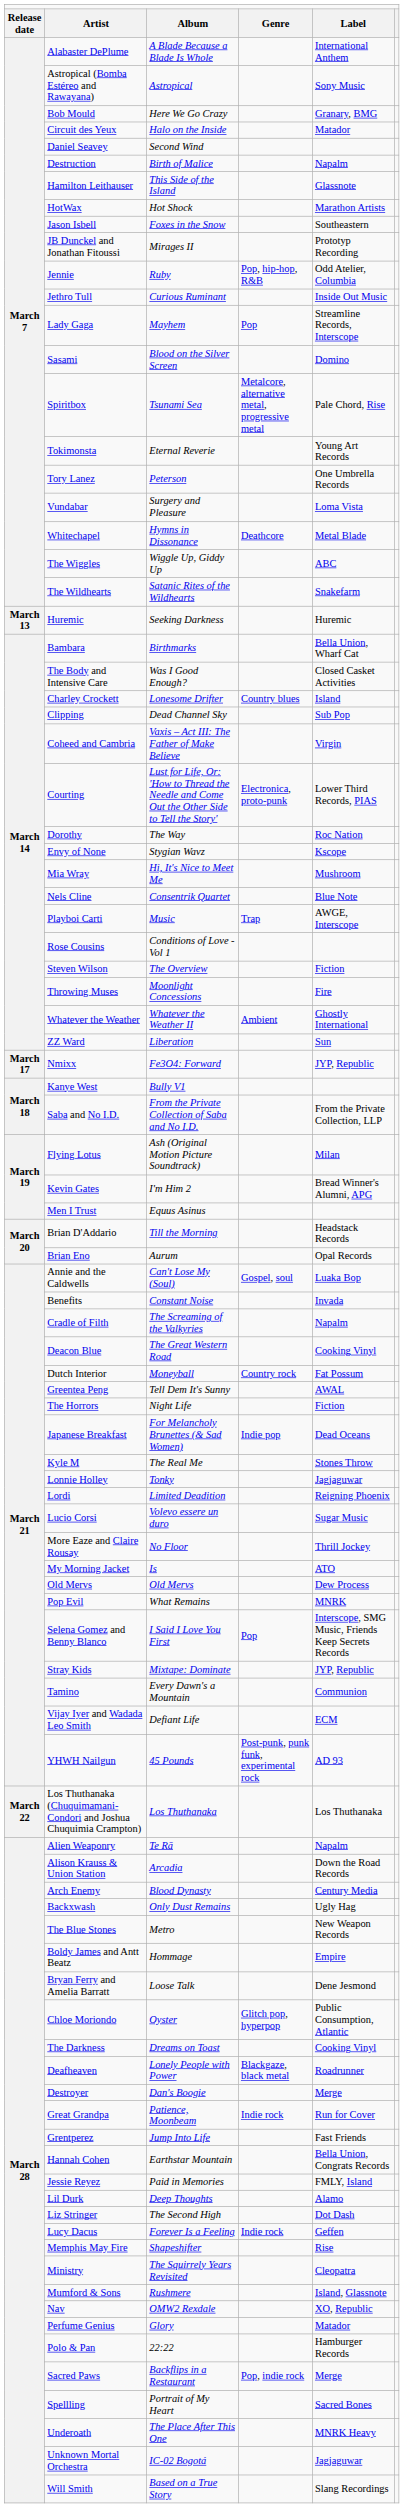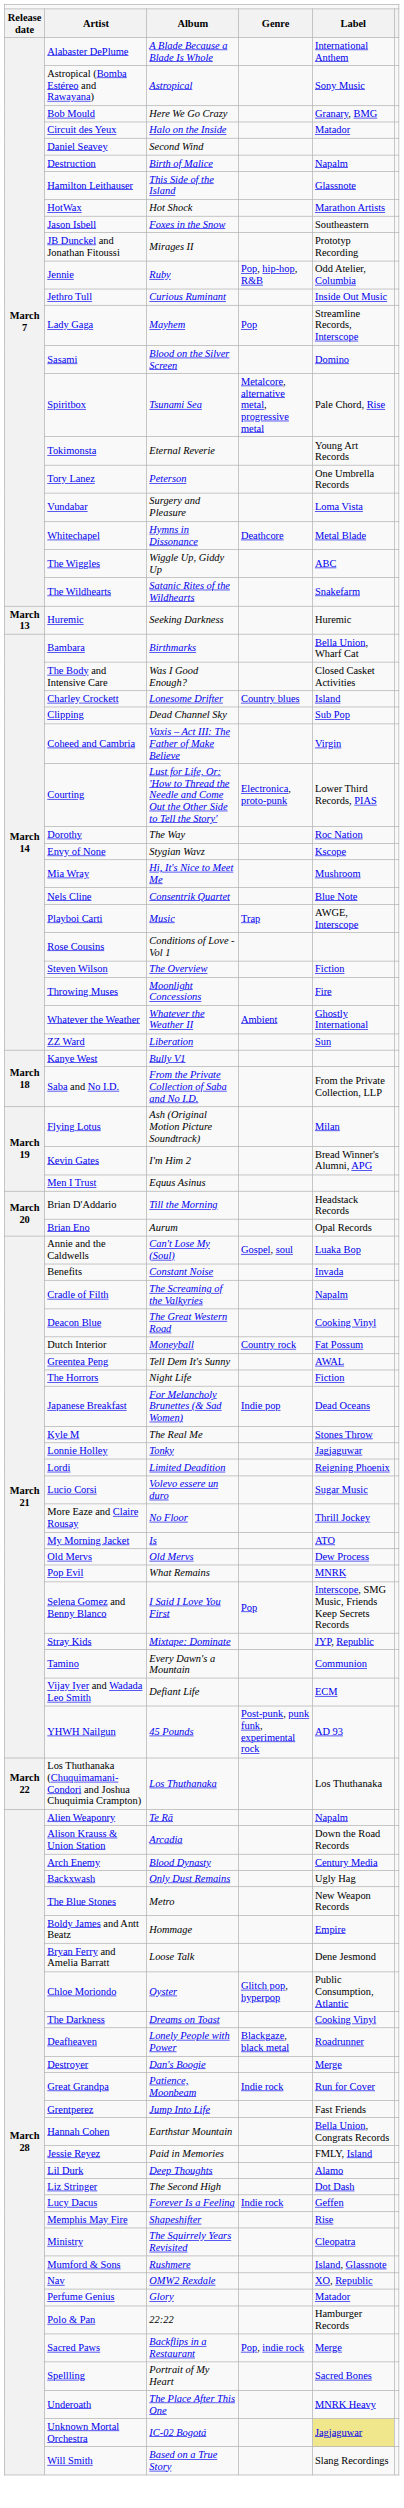- row: (62, 1064)
(339, 2460) no background -> (339, 2432) khaki background
